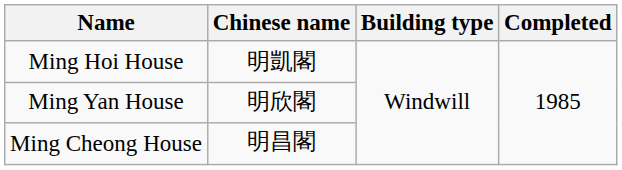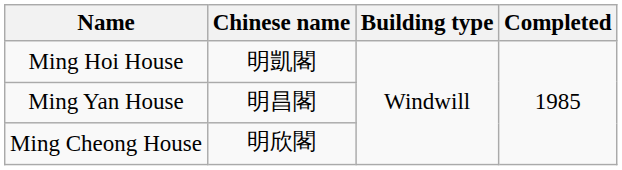(281, 101) 明欣閣 -> (281, 101) 明昌閣
(281, 142) 明昌閣 -> (281, 142) 明欣閣
